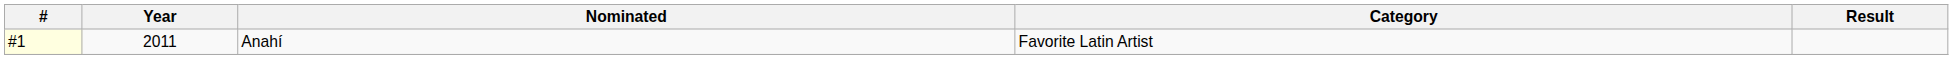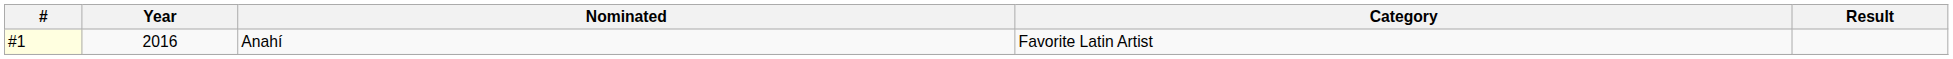(160, 41) 2011 -> (160, 41) 2016
